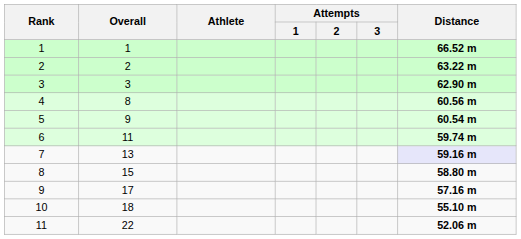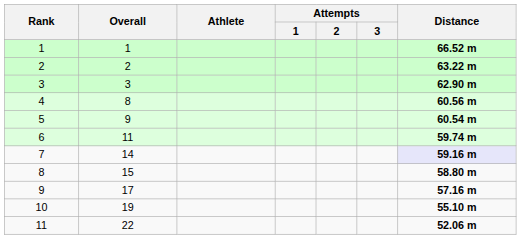(128, 154) 13 -> (128, 154) 14
(128, 207) 18 -> (128, 207) 19
